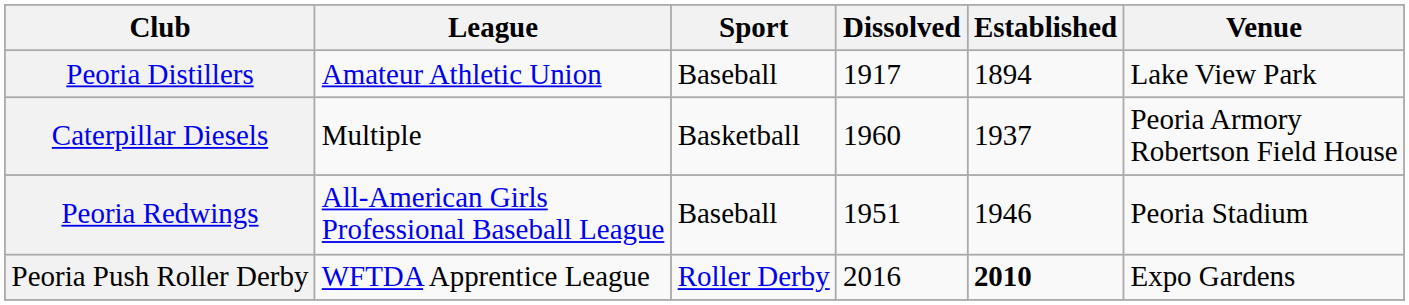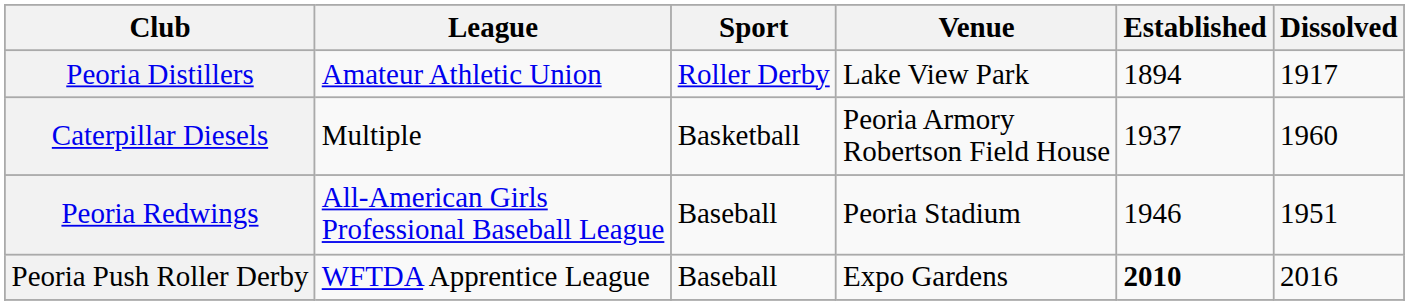columns swapped: (1264, 27) <-> (902, 27)
(728, 73) Baseball -> (754, 73) Roller Derby
(754, 276) Roller Derby -> (728, 276) Baseball
